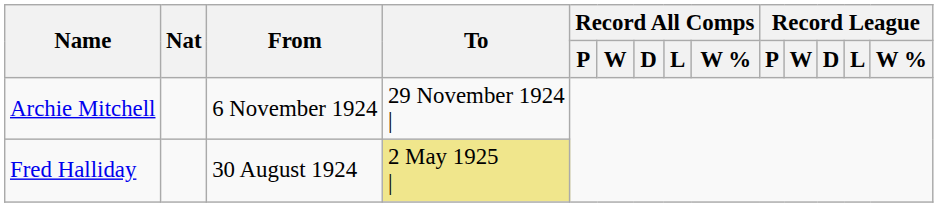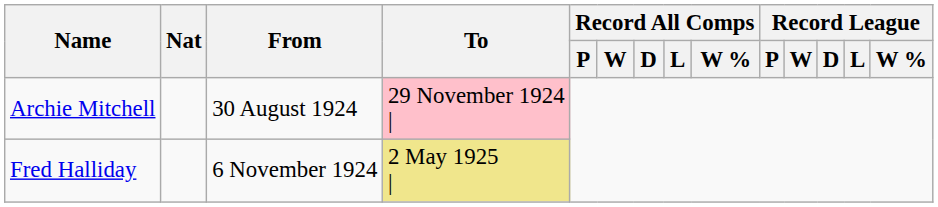(295, 108) 6 November 1924 -> (285, 108) 30 August 1924
(476, 108) no background -> (476, 108) pink background
(285, 170) 30 August 1924 -> (295, 170) 6 November 1924
